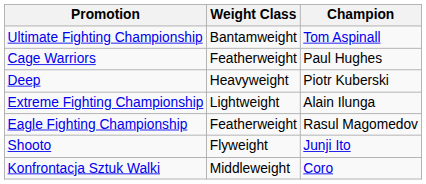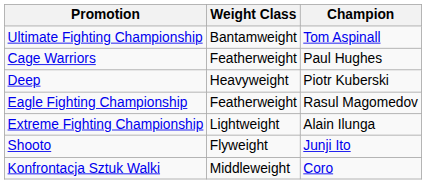rows swapped: (97, 124) <-> (106, 102)
